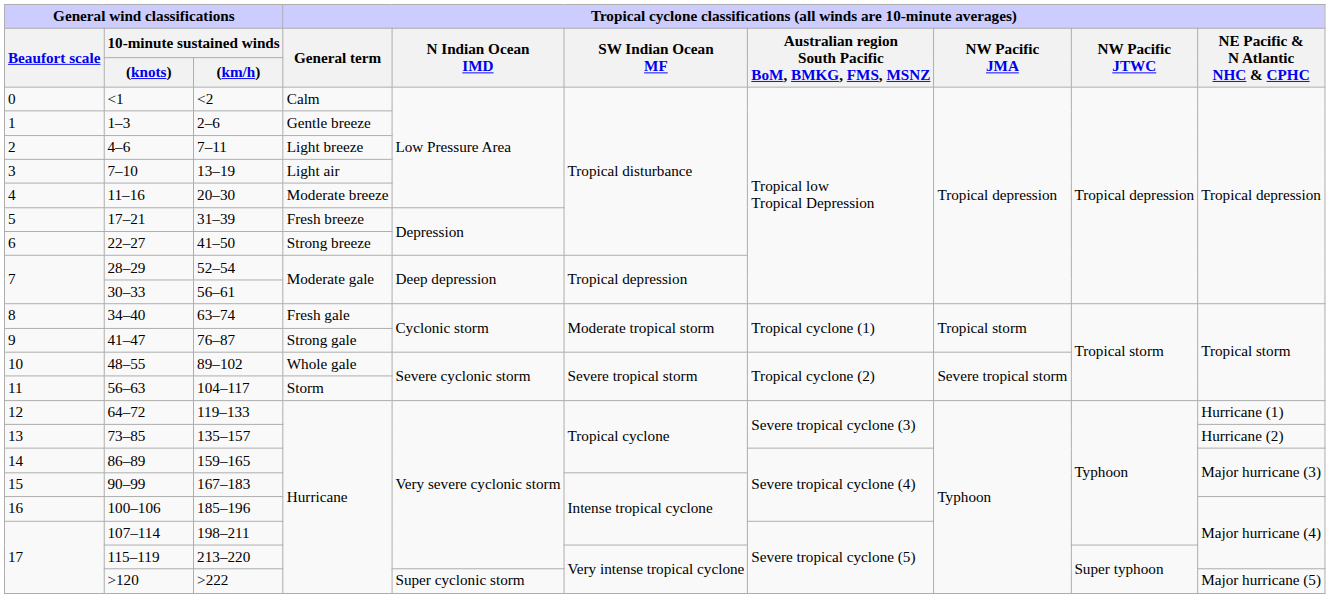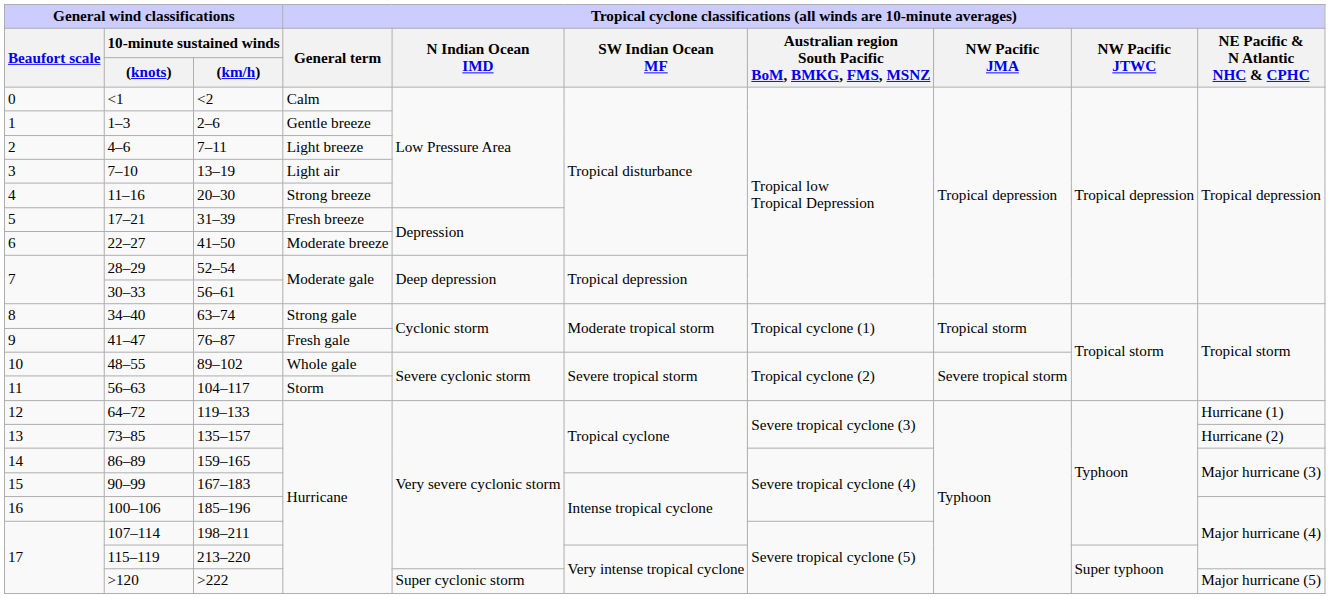(338, 195) Moderate breeze -> (329, 195) Strong breeze
(329, 243) Strong breeze -> (338, 243) Moderate breeze
(318, 315) Fresh gale -> (322, 315) Strong gale
(322, 340) Strong gale -> (318, 340) Fresh gale
